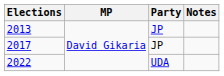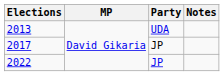(157, 29) JP -> (160, 29) UDA
(160, 62) UDA -> (157, 62) JP
